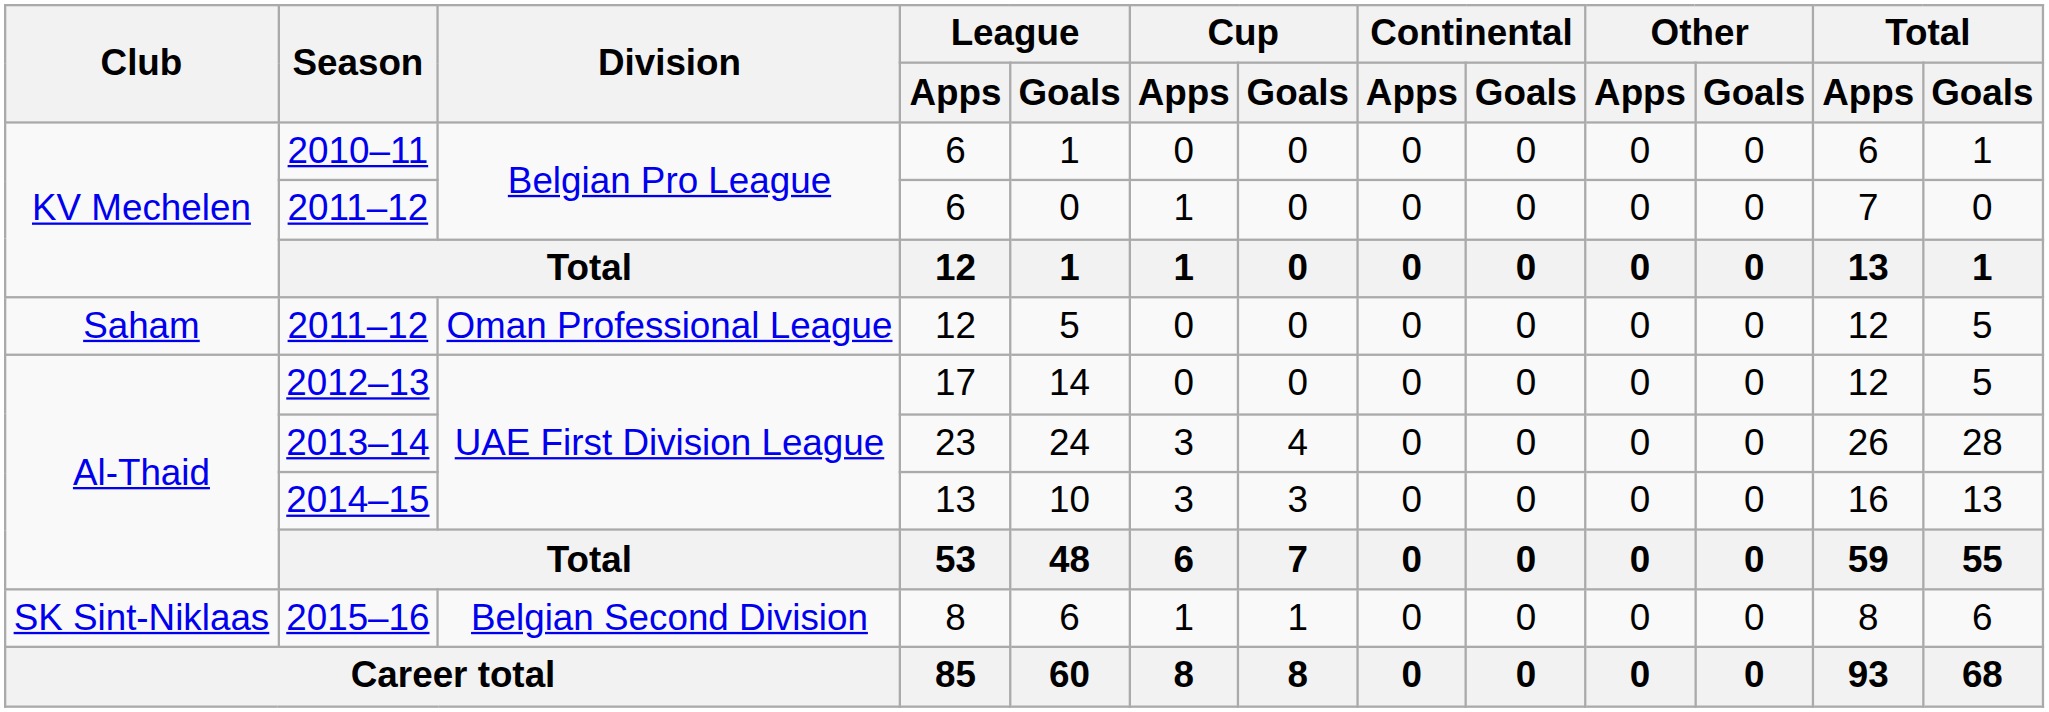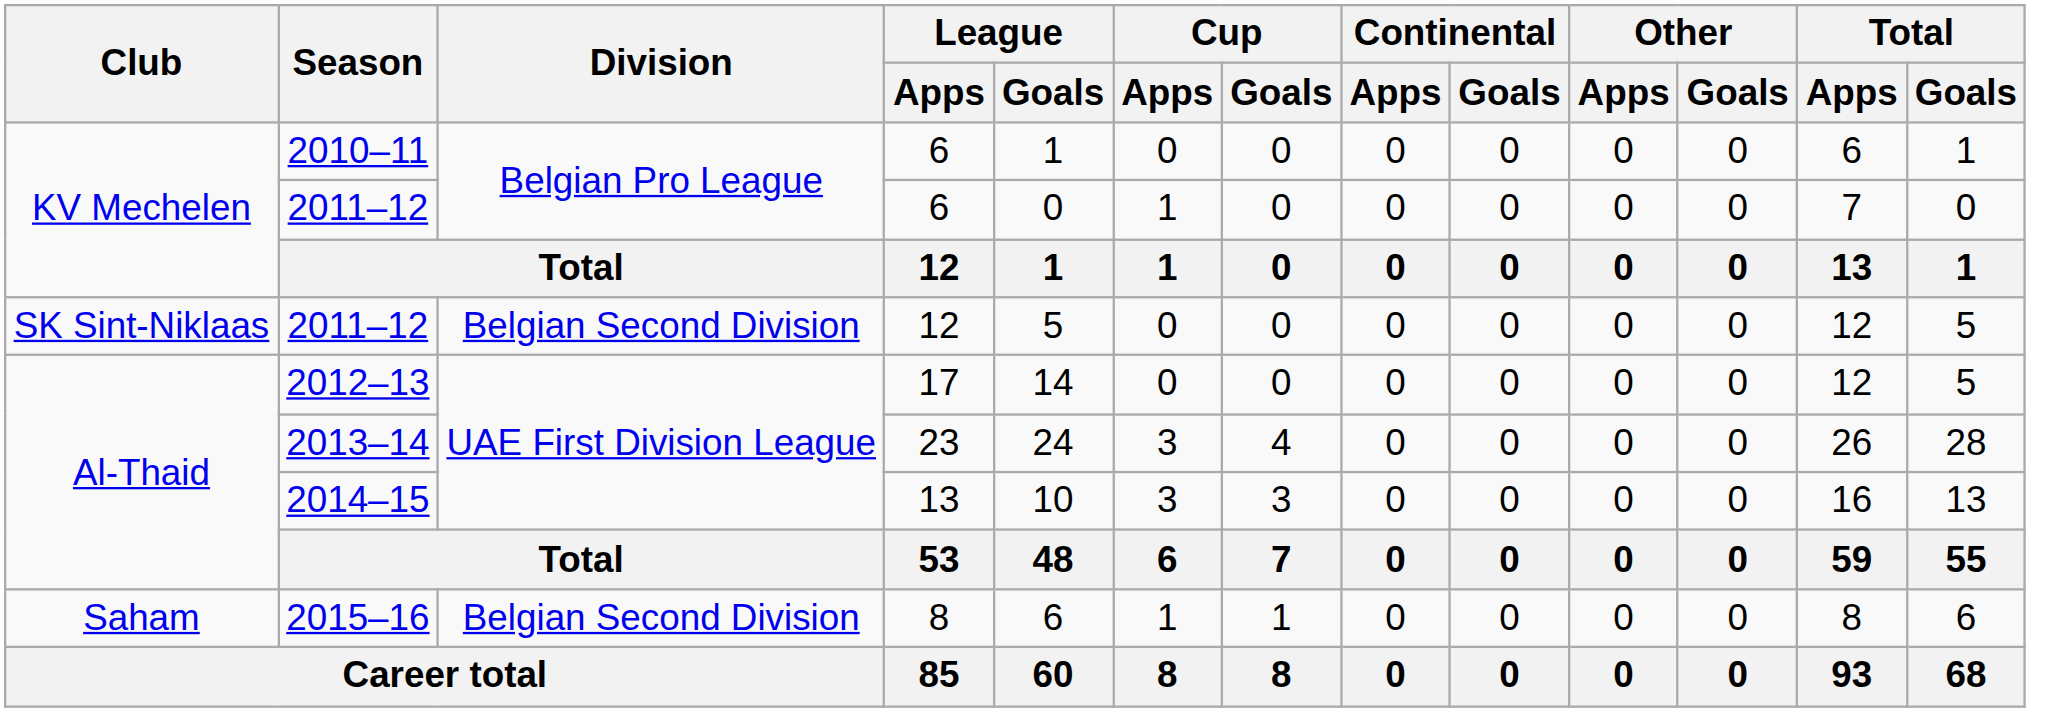(141, 325) Saham -> (141, 325) SK Sint-Niklaas
(669, 325) Oman Professional League -> (661, 325) Belgian Second Division
(141, 617) SK Sint-Niklaas -> (141, 617) Saham
